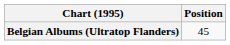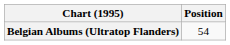(203, 31) 45 -> (203, 31) 54
